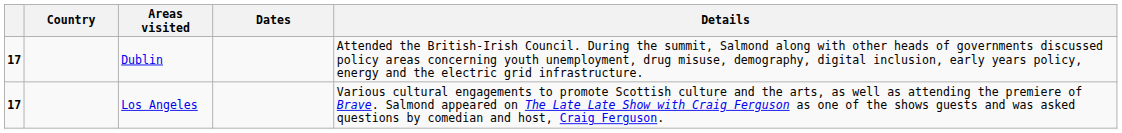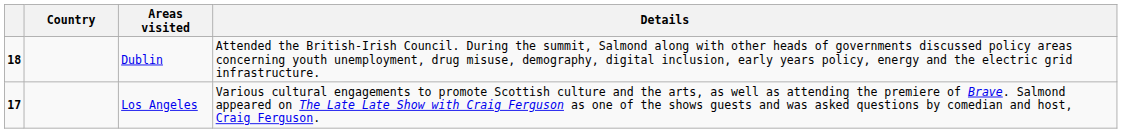- column: (273, 21)
(14, 59) 17 -> (14, 59) 18
